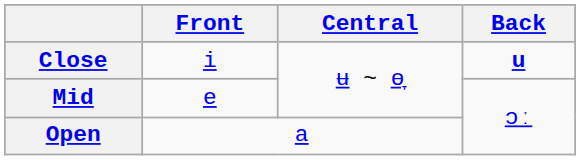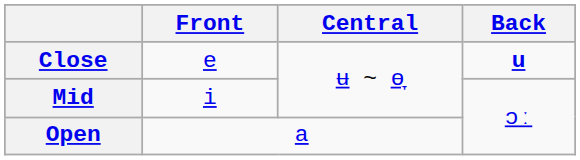(210, 61) i -> (210, 61) e
(210, 98) e -> (210, 98) i
